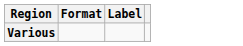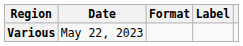+ column: (102, 14)
